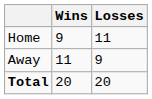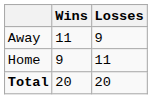rows swapped: (24, 38) <-> (24, 60)
